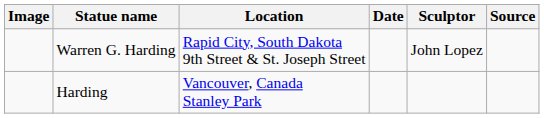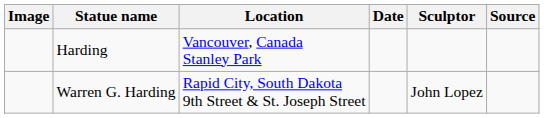rows swapped: (116, 50) <-> (82, 92)
